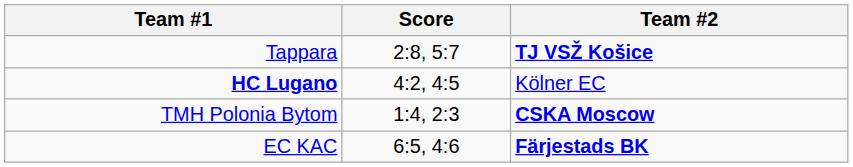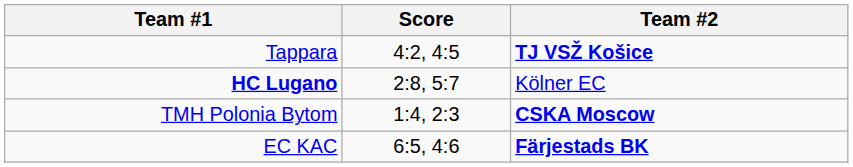(426, 51) 2:8, 5:7 -> (426, 51) 4:2, 4:5
(426, 83) 4:2, 4:5 -> (426, 83) 2:8, 5:7
